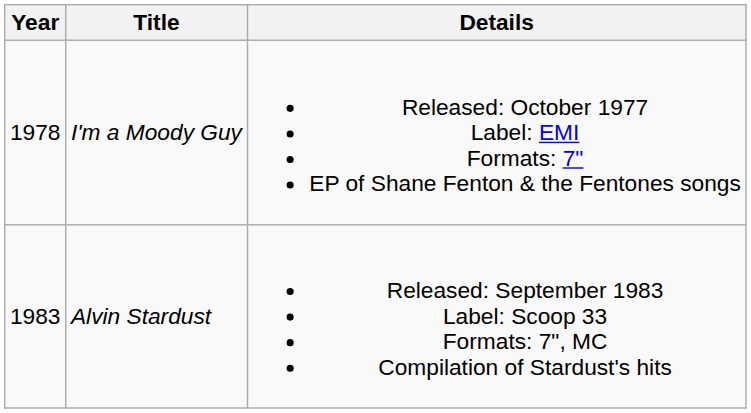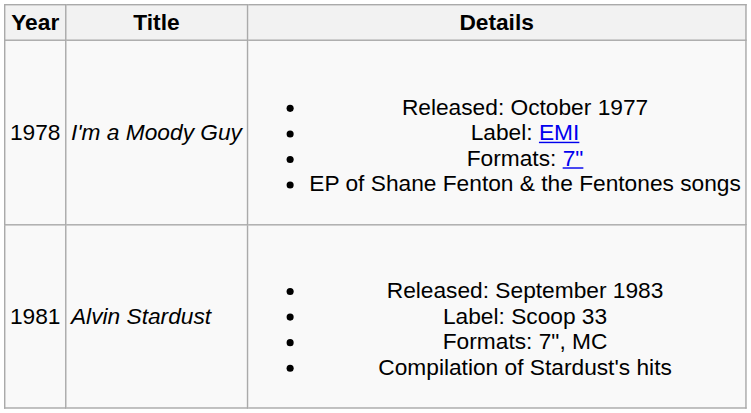(35, 316) 1983 -> (35, 316) 1981
